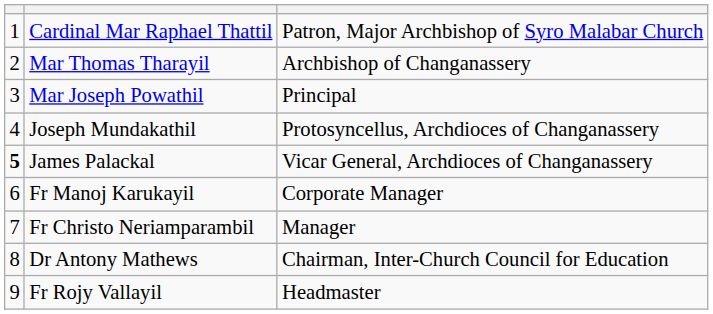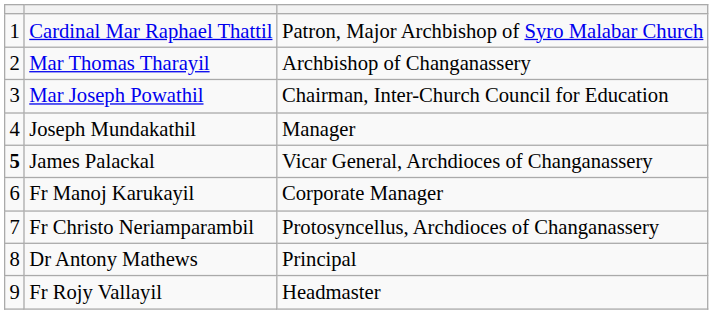(319, 95) Principal -> (475, 95) Chairman, Inter-Church Council for Education
(471, 128) Protosyncellus, Archdioces of Changanassery -> (319, 128) Manager
(319, 226) Manager -> (471, 226) Protosyncellus, Archdioces of Changanassery
(475, 259) Chairman, Inter-Church Council for Education -> (319, 259) Principal
